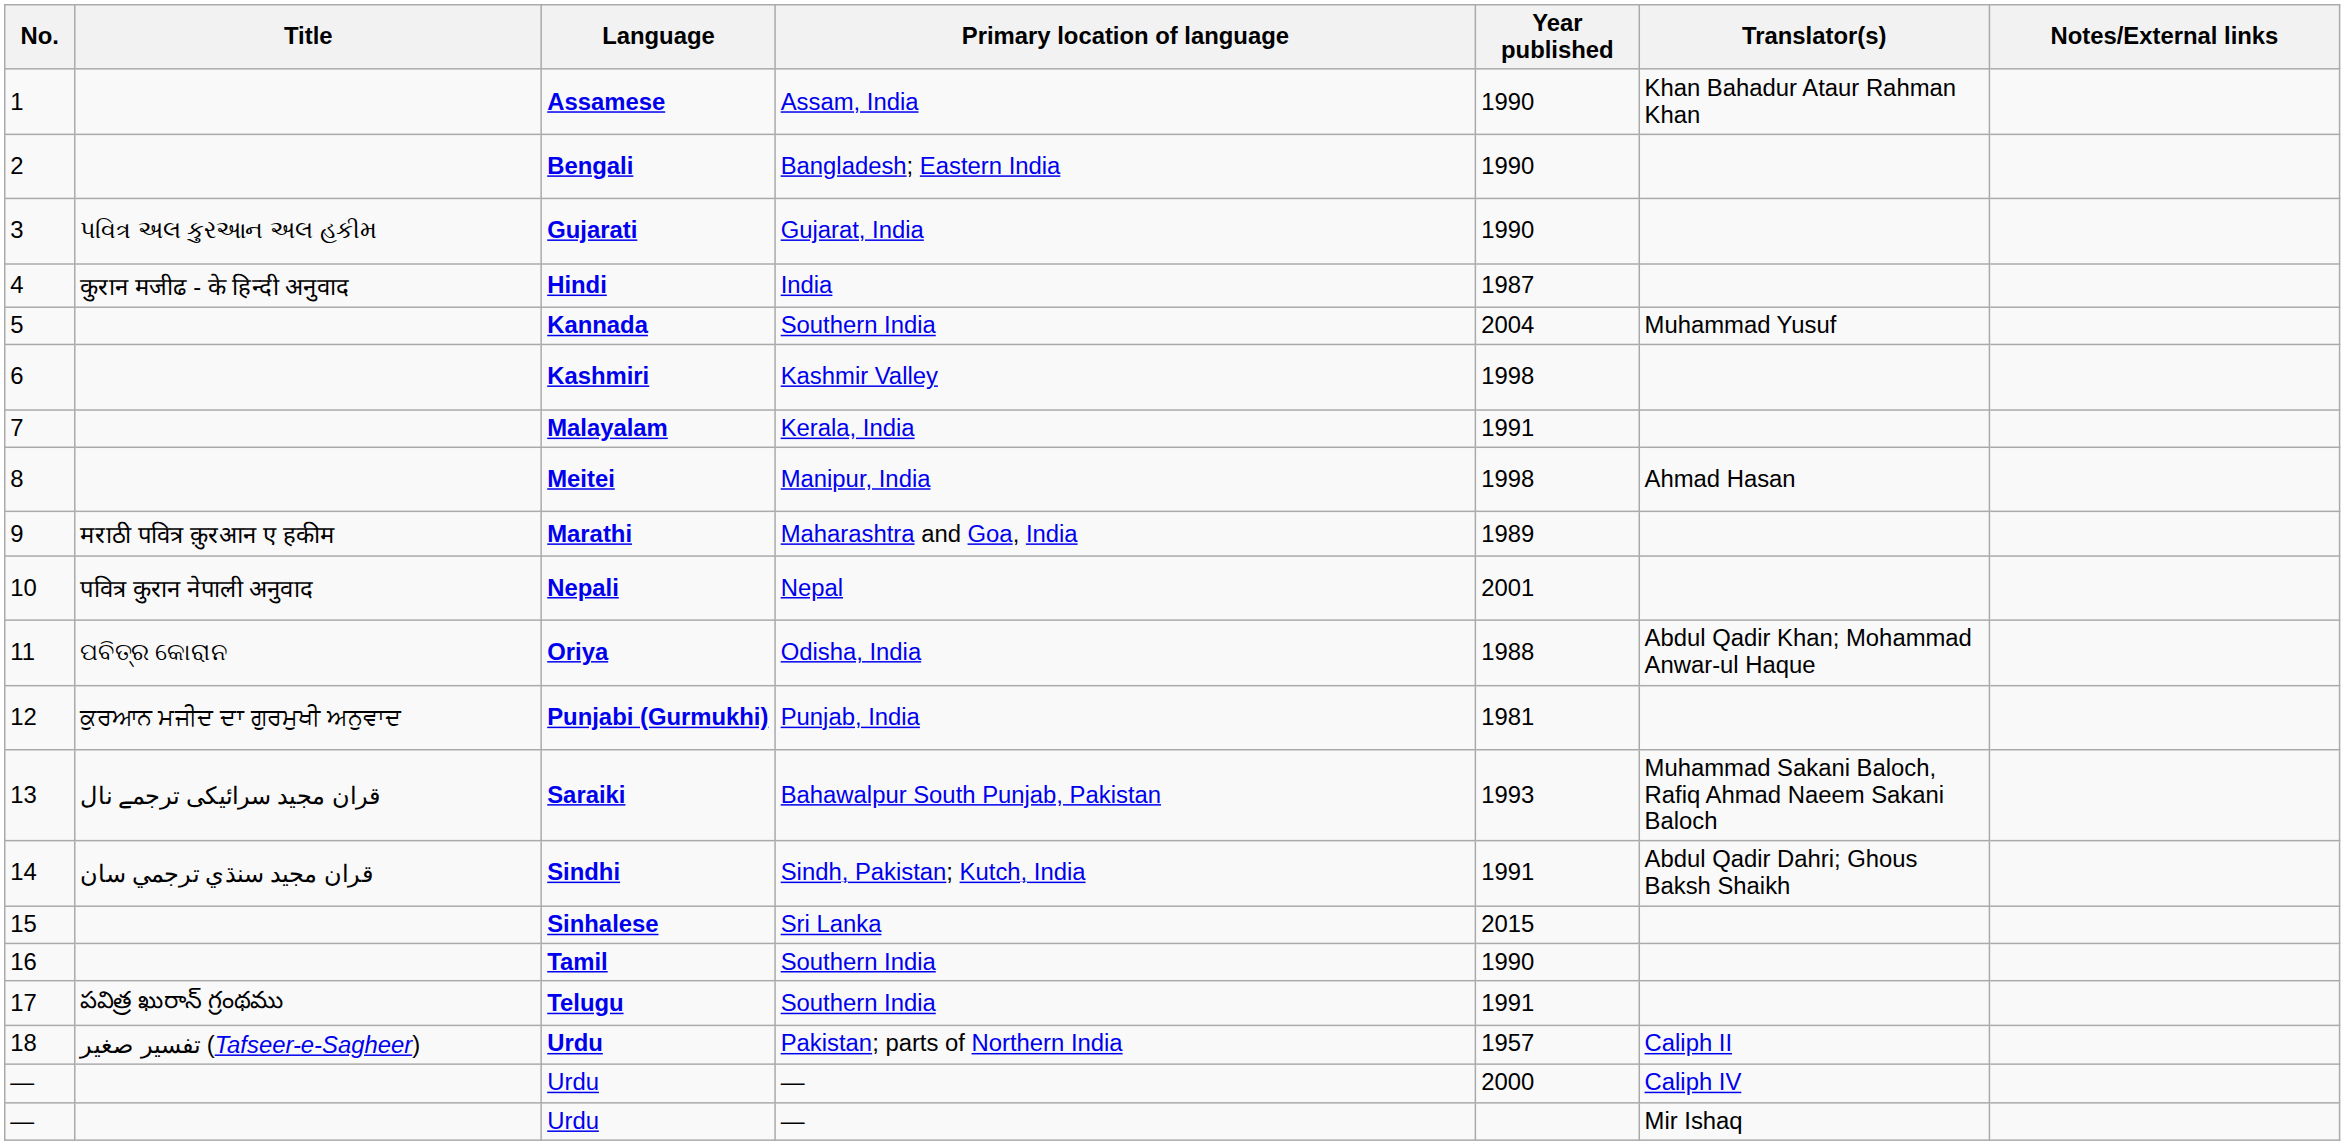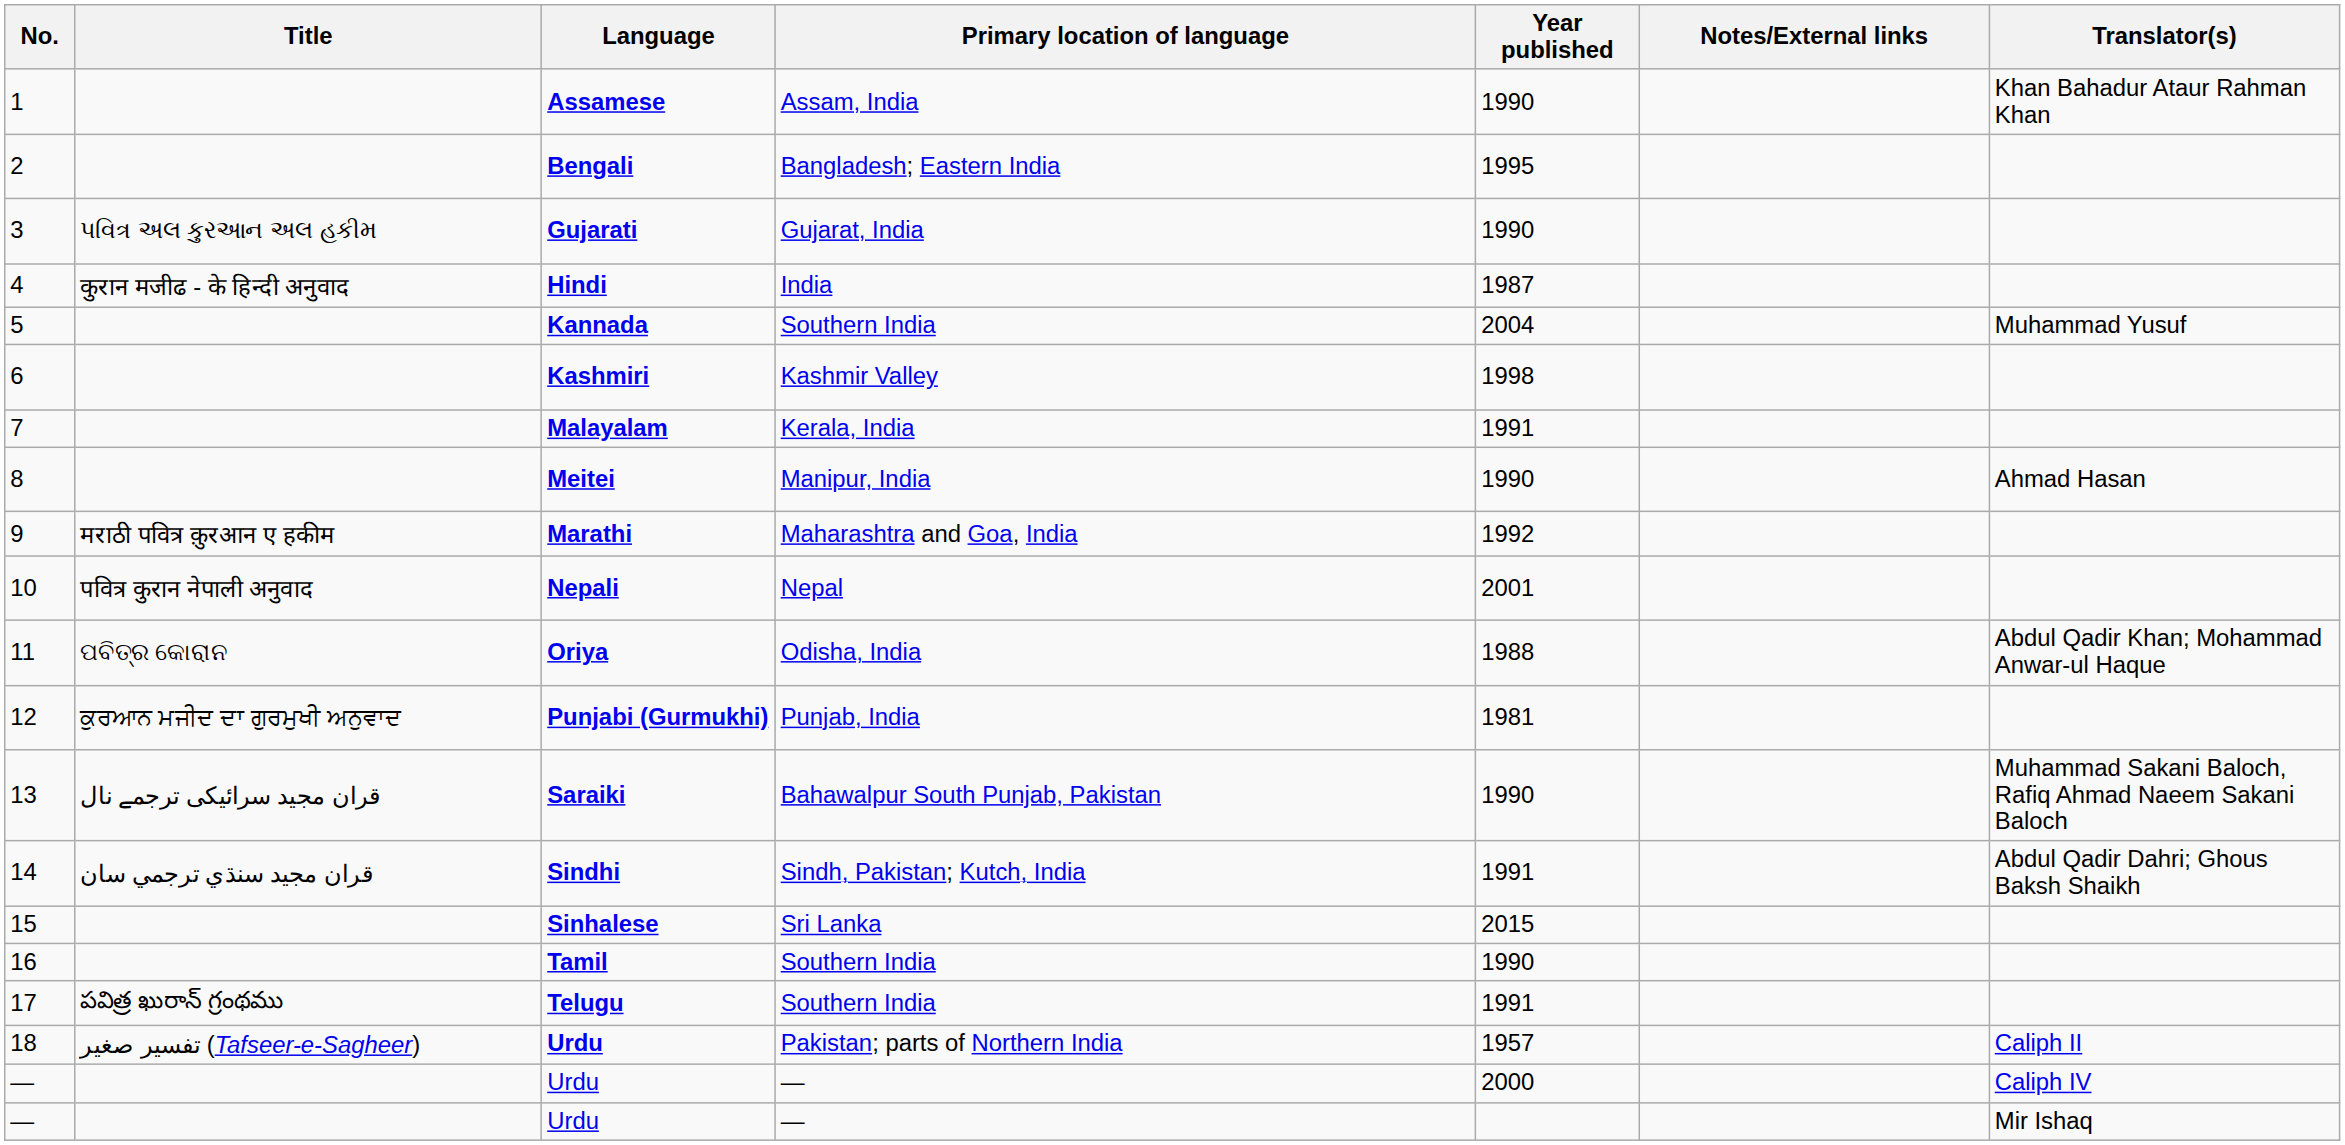columns swapped: (1814, 36) <-> (2164, 36)
(1508, 166) 1990 -> (1508, 166) 1995
(1508, 479) 1998 -> (1508, 479) 1990
(1508, 533) 1989 -> (1508, 533) 1992
(1508, 795) 1993 -> (1508, 795) 1990
